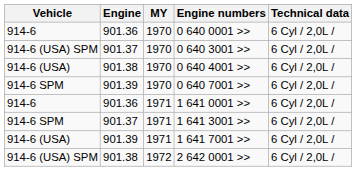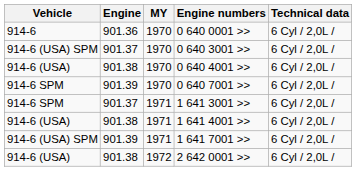- row: (213, 103)
+ row: (213, 121)
(39, 139) 914-6 (USA) -> (52, 139) 914-6 (USA) SPM
(52, 157) 914-6 (USA) SPM -> (39, 157) 914-6 (USA)
